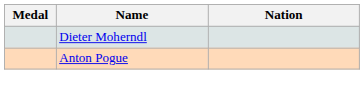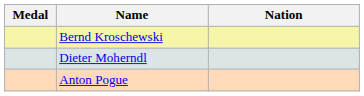+ row: (111, 37)
